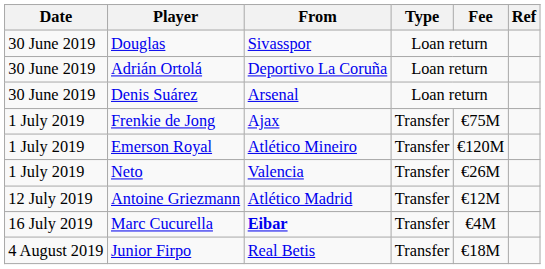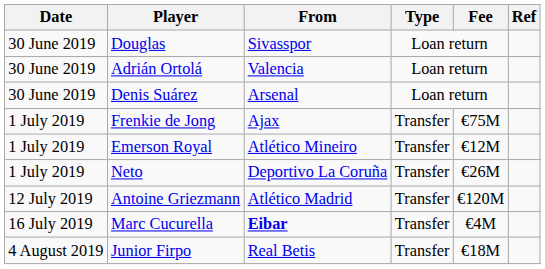(317, 69) Deportivo La Coruña -> (276, 69) Valencia
(481, 146) €120M -> (481, 146) €12M
(276, 172) Valencia -> (317, 172) Deportivo La Coruña
(481, 198) €12M -> (481, 198) €120M
